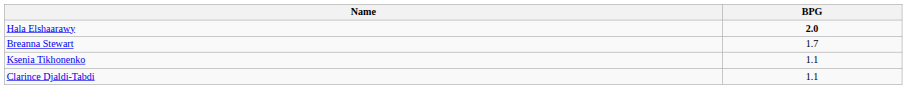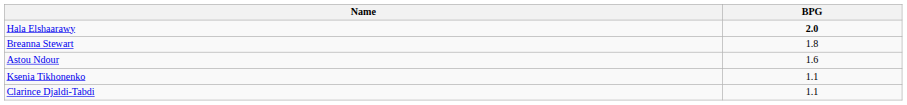(812, 44) 1.7 -> (812, 44) 1.8
+ row: (33, 60)
